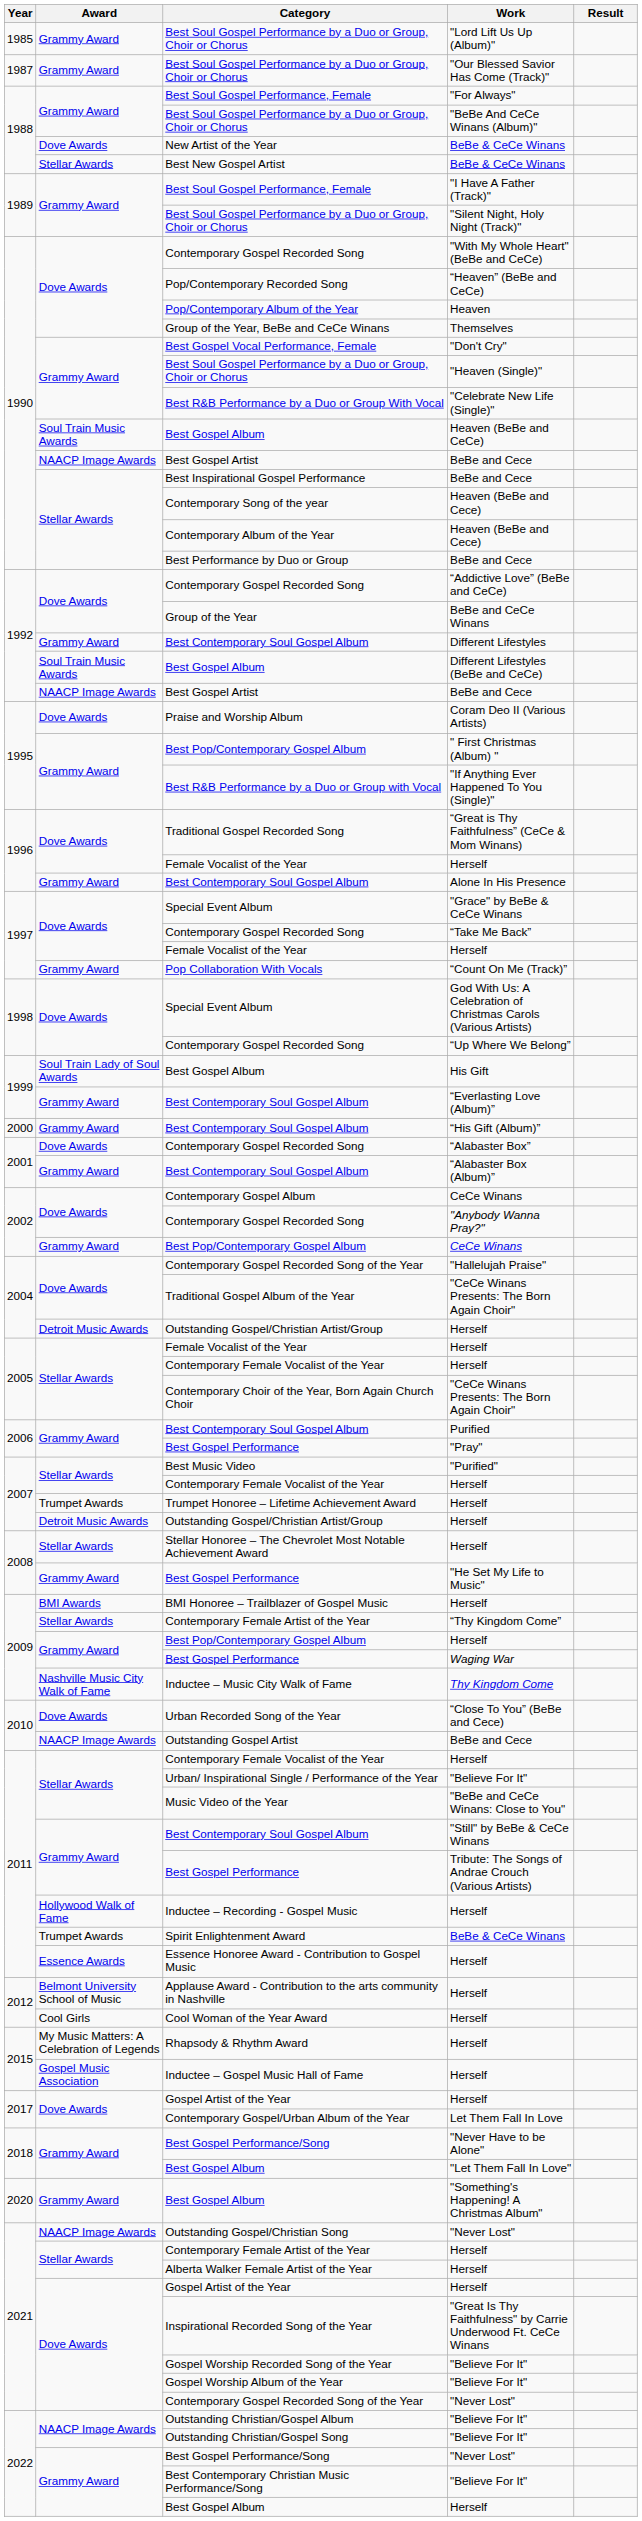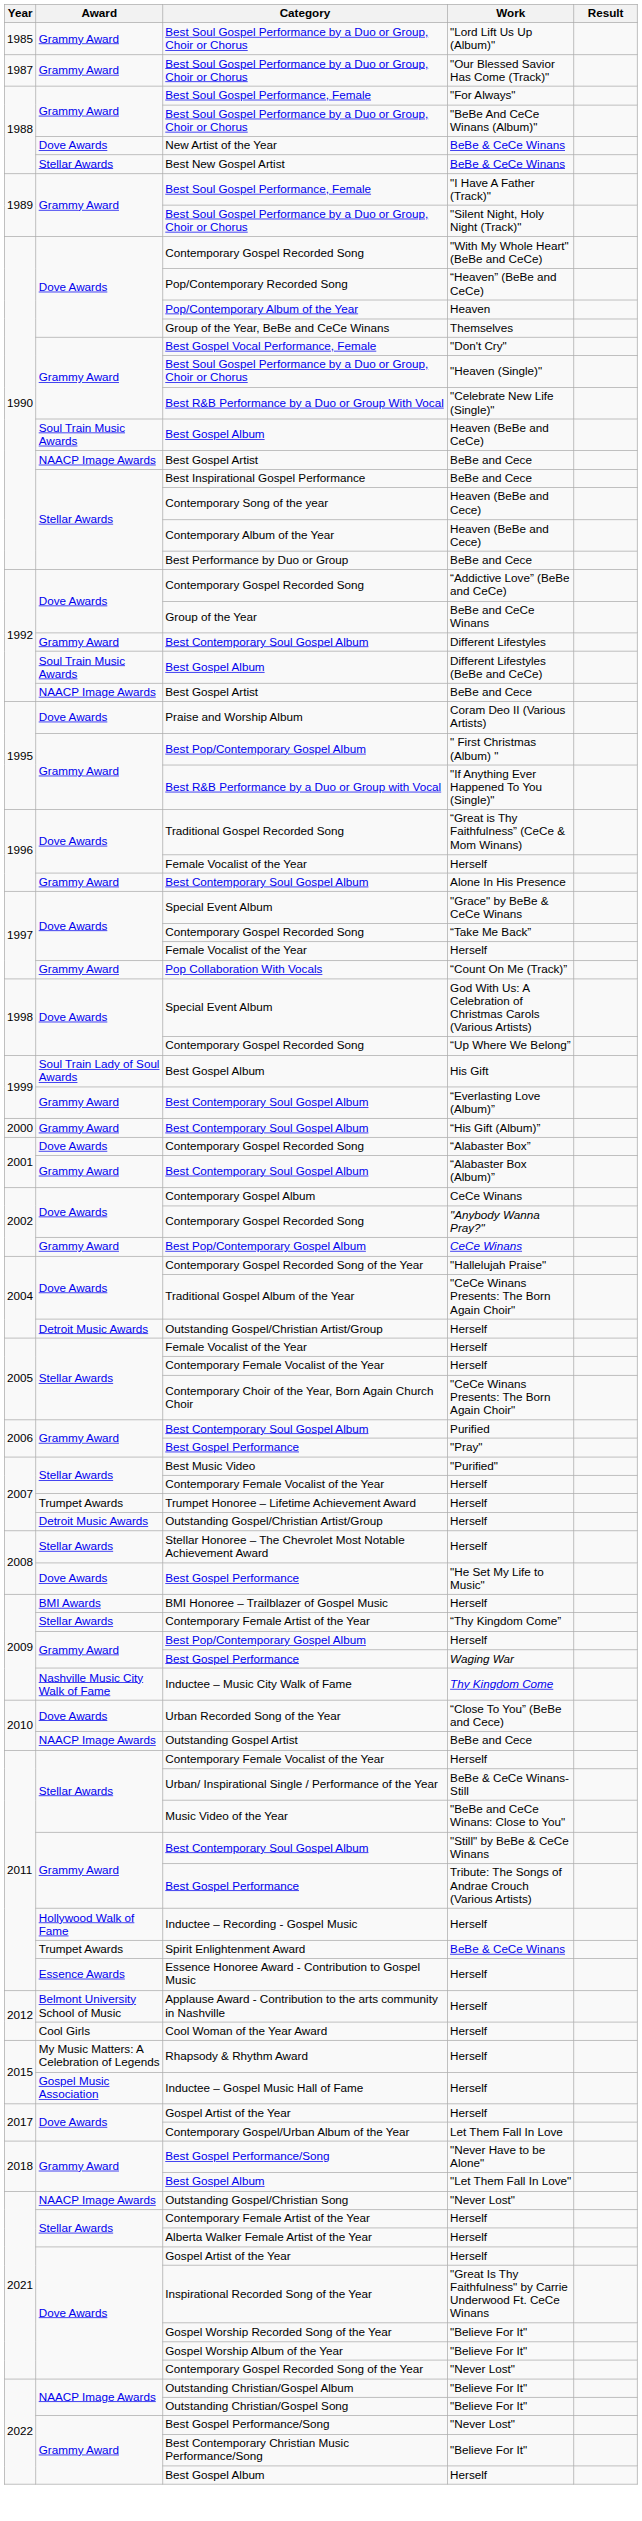(79, 1578) Grammy Award -> (73, 1578) Dove Awards
(489, 1778) "Believe For It" -> (509, 1784) BeBe & CeCe Winans-Still
- row: (20, 2200)
